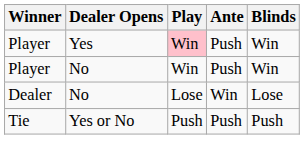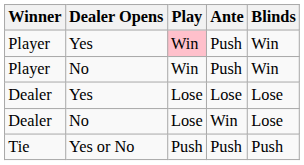+ row: (30, 95)
